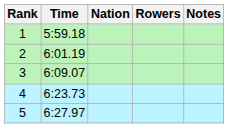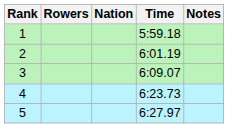columns swapped: (158, 14) <-> (64, 14)
